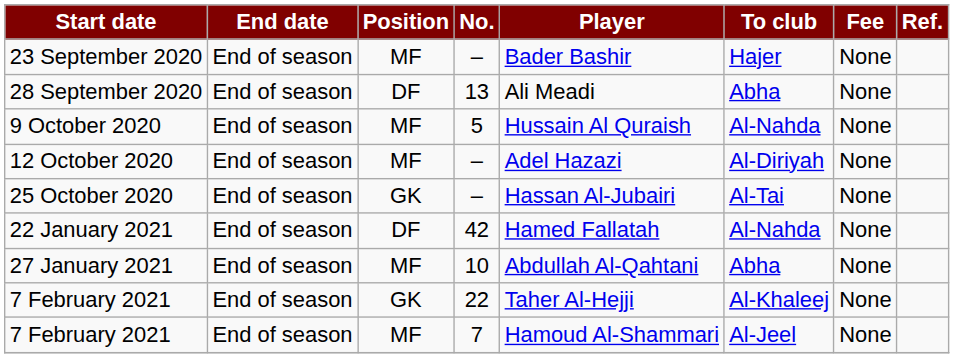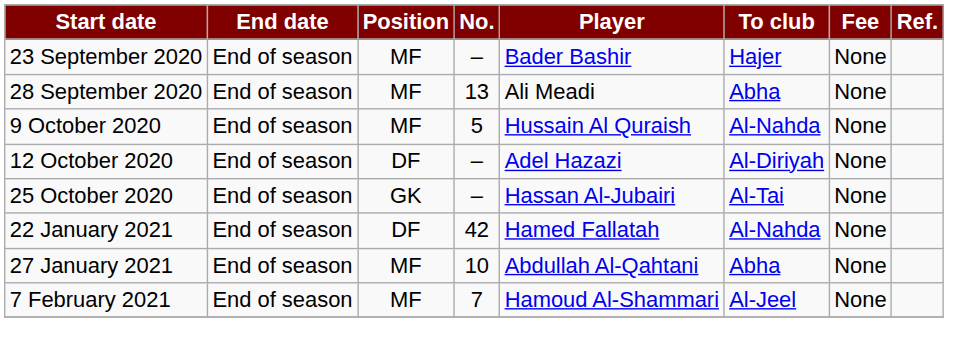(406, 91) DF -> (406, 91) MF
(406, 160) MF -> (406, 160) DF
- row: (90, 299)
